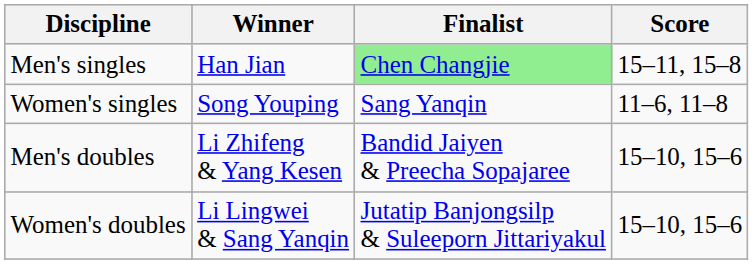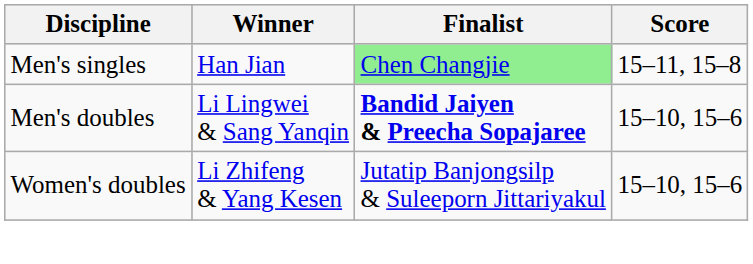- row: (94, 103)
(270, 157) Li Zhifeng & Yang Kesen -> (273, 117) Li Lingwei & Sang Yanqin
(465, 157) normal -> (473, 117) bold
(273, 224) Li Lingwei & Sang Yanqin -> (270, 185) Li Zhifeng & Yang Kesen
